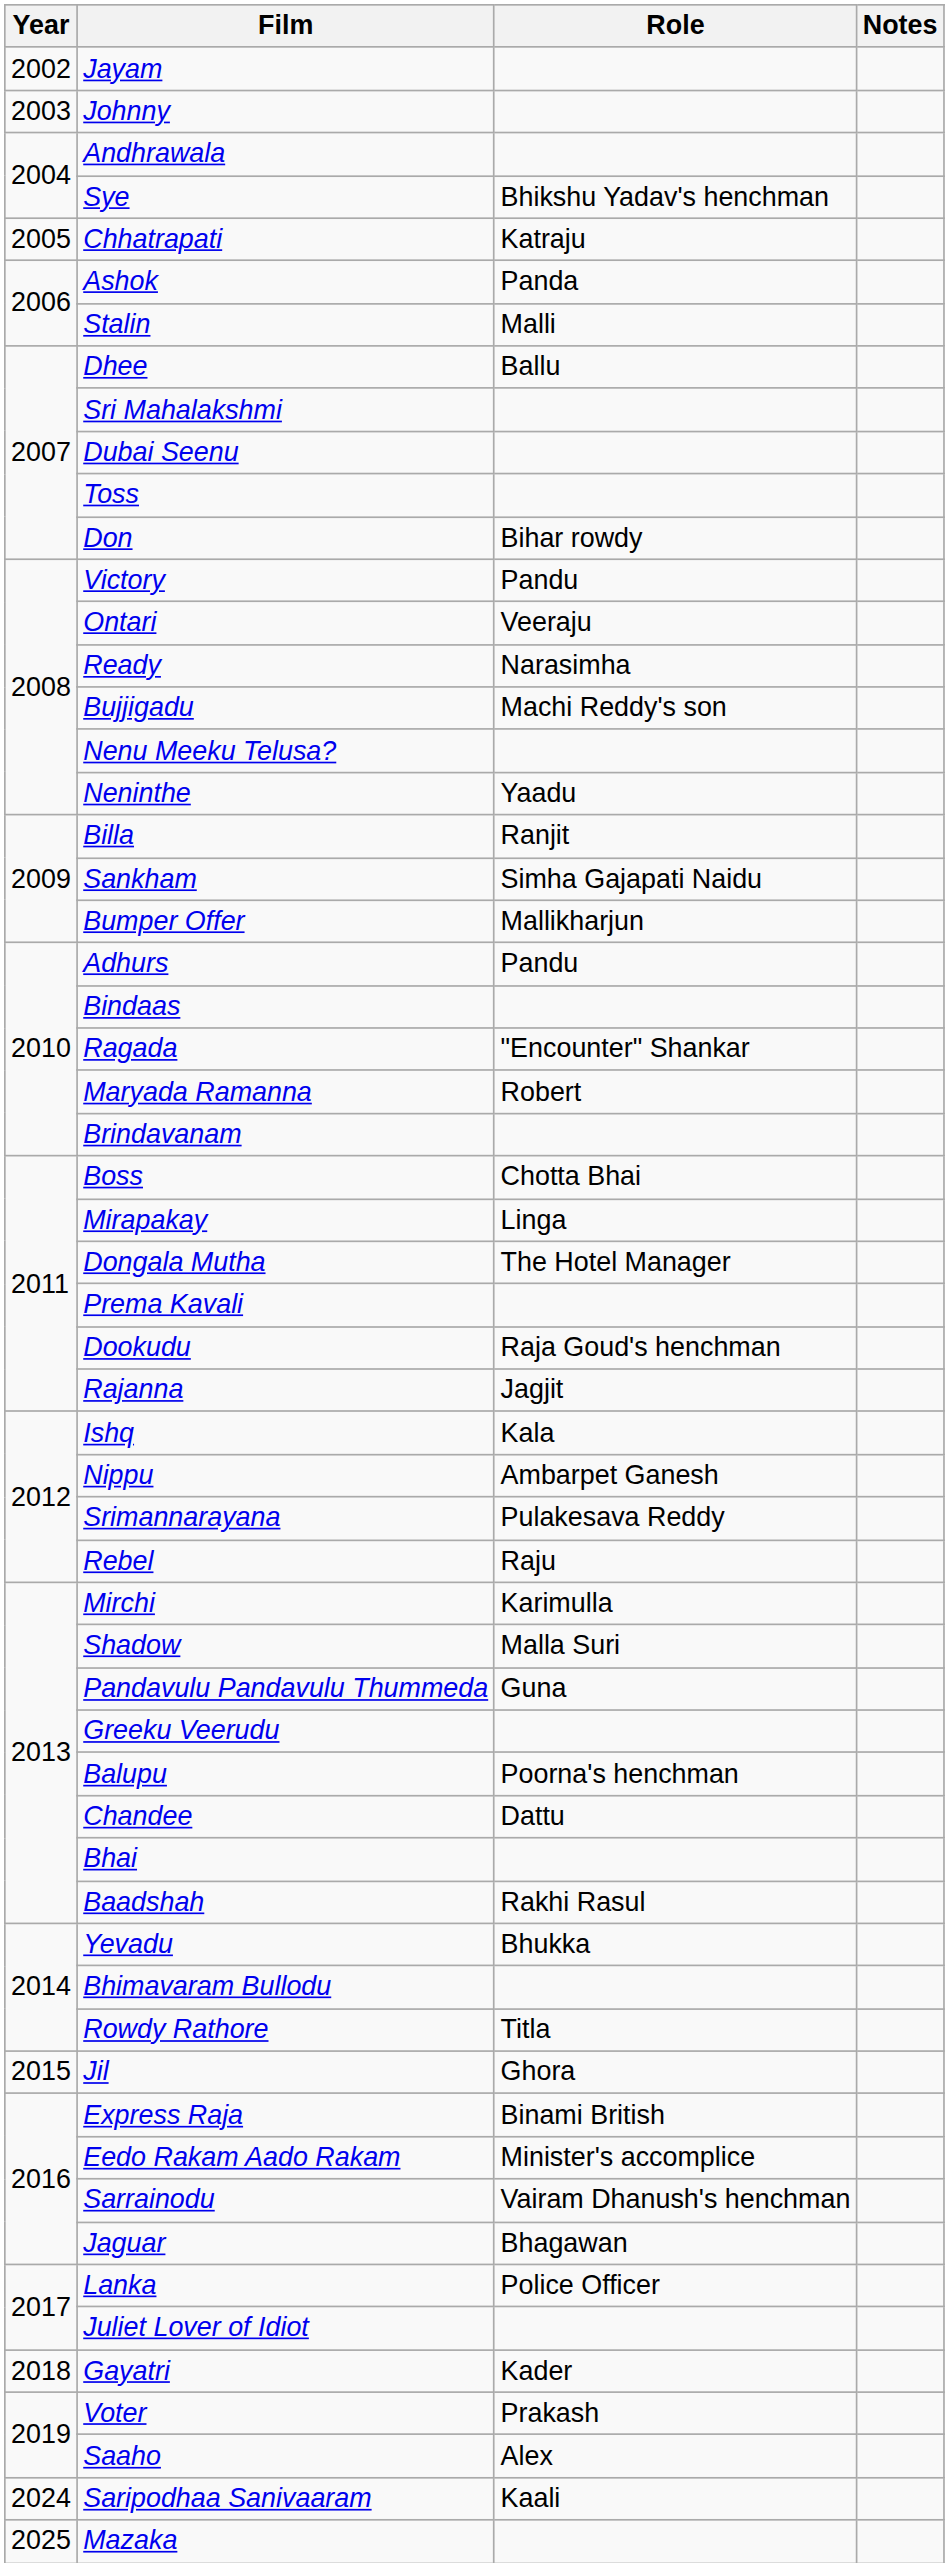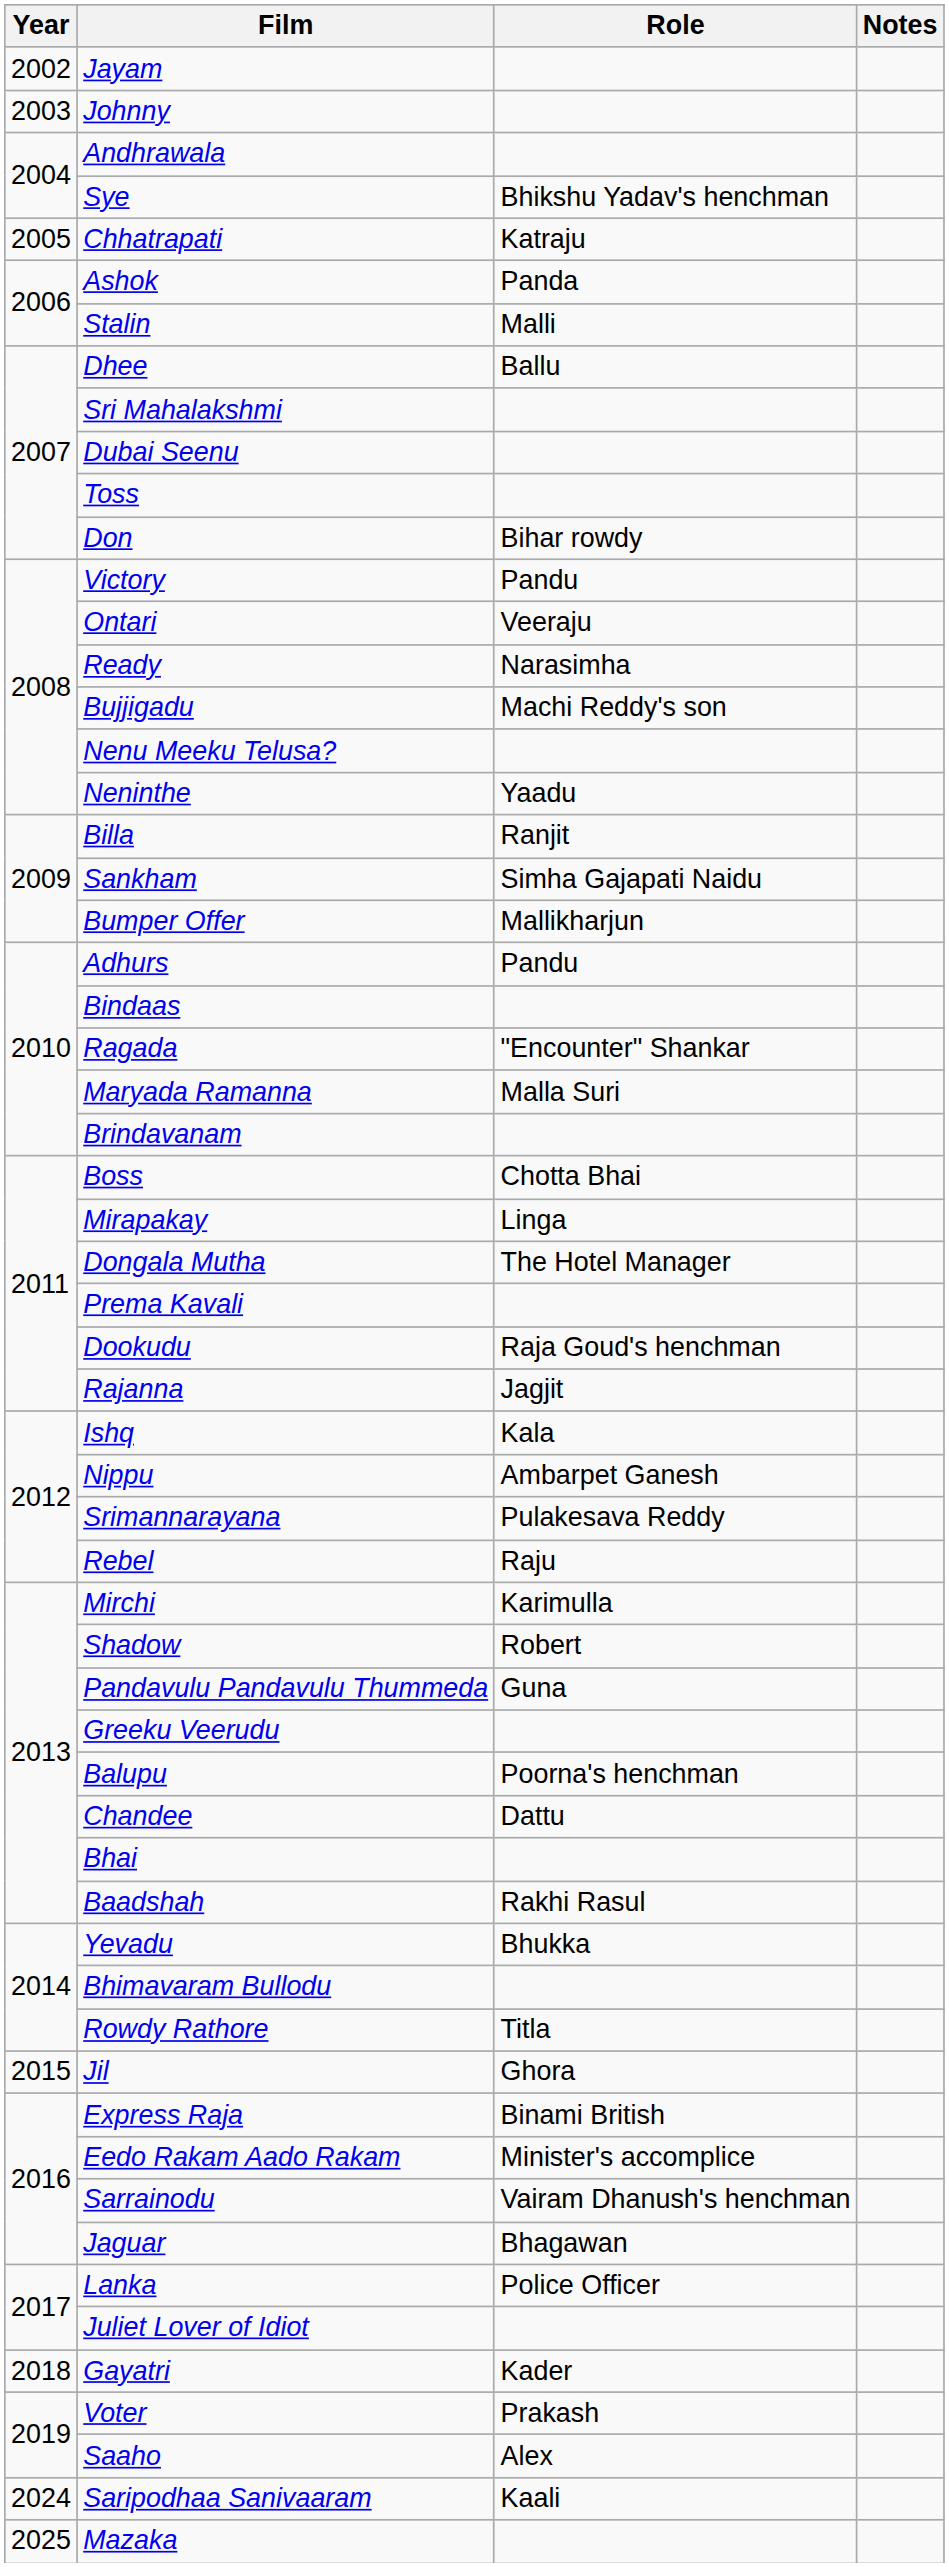(541, 1091) Robert -> (560, 1091) Malla Suri
(560, 1645) Malla Suri -> (541, 1645) Robert
